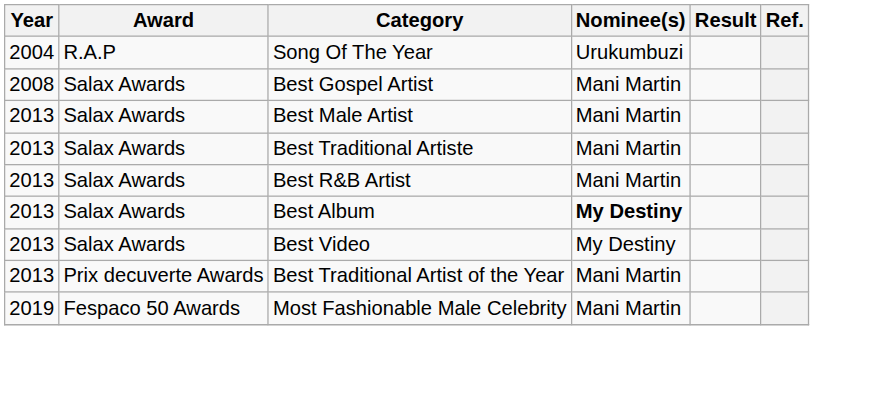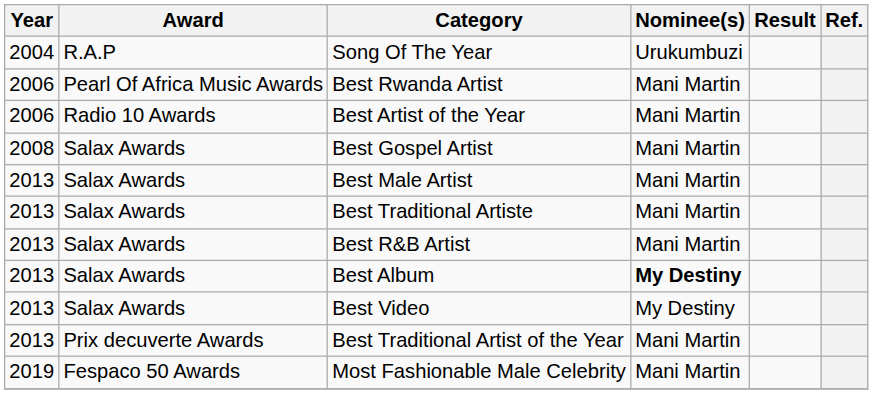+ row: (417, 84)
+ row: (429, 116)
